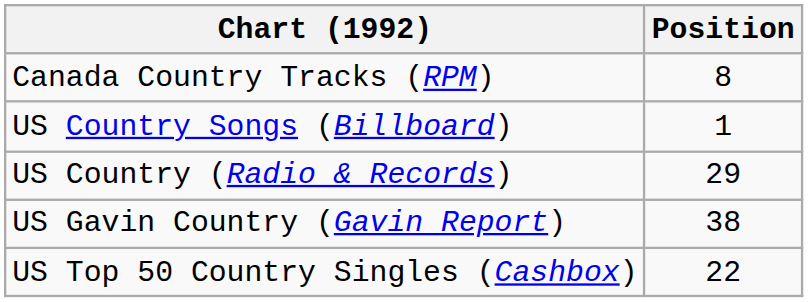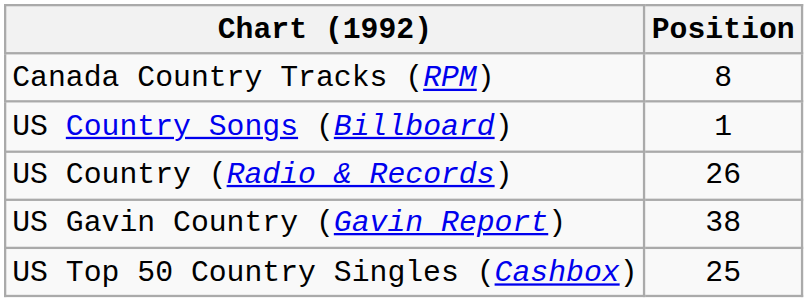(723, 175) 29 -> (723, 175) 26
(723, 272) 22 -> (723, 272) 25
